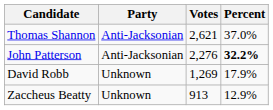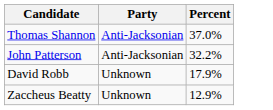- column: (204, 14)
(241, 54) bold -> (206, 54) normal
